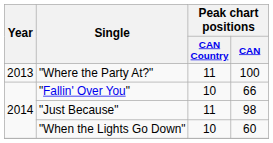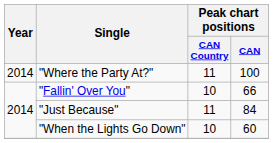(20, 72) 2013 -> (20, 72) 2014
(250, 110) 98 -> (250, 110) 84
